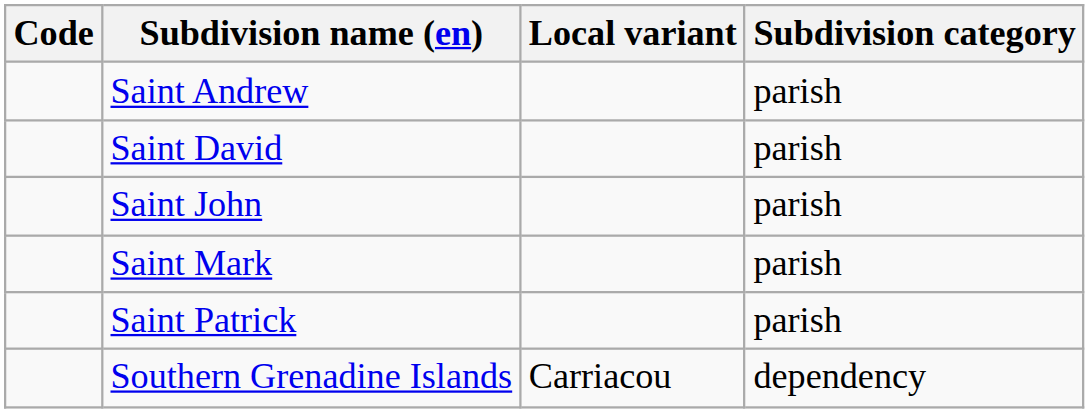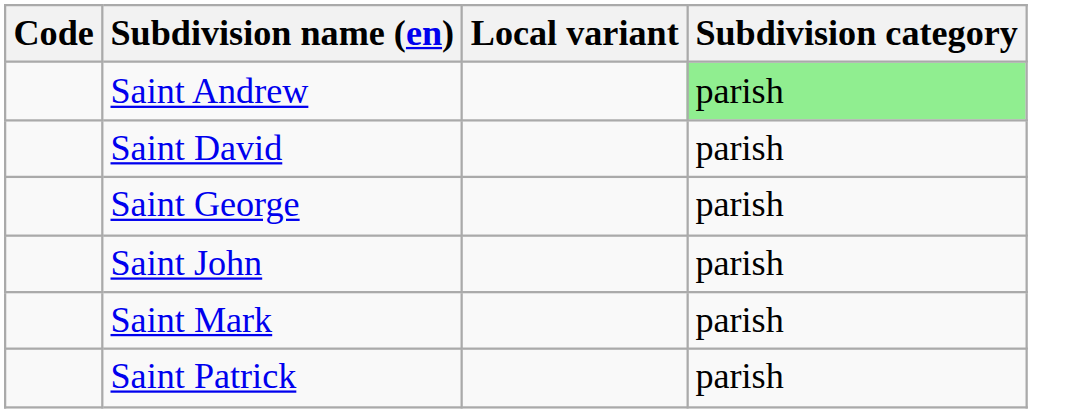(798, 90) no background -> (740, 90) lightgreen background
+ row: (205, 205)
- row: (311, 377)
